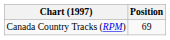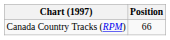(147, 27) 69 -> (147, 27) 66
